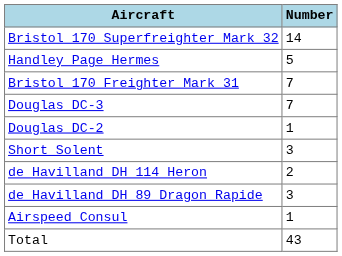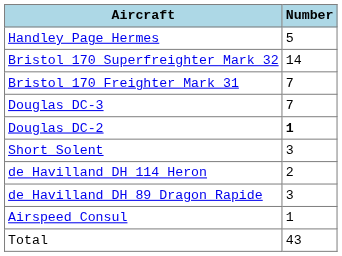rows swapped: (84, 61) <-> (143, 38)
(290, 128) normal -> (290, 128) bold
